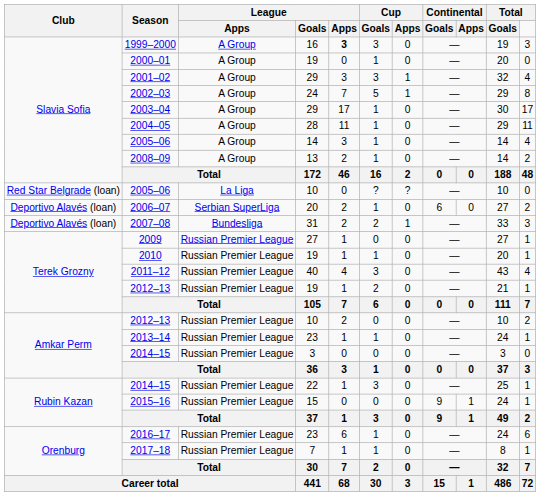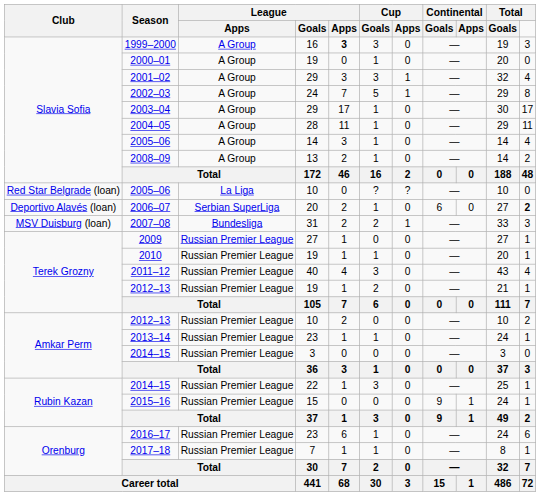(527, 207) normal -> (527, 207) bold
(63, 223) Deportivo Alavés (loan) -> (63, 223) MSV Duisburg (loan)
